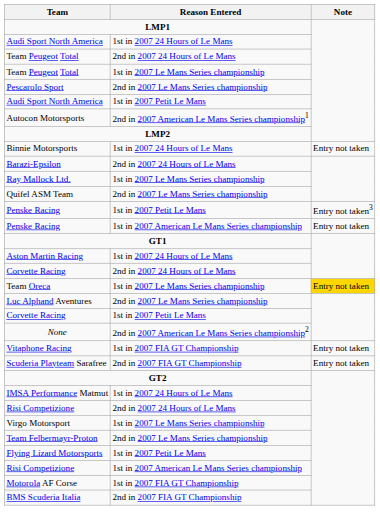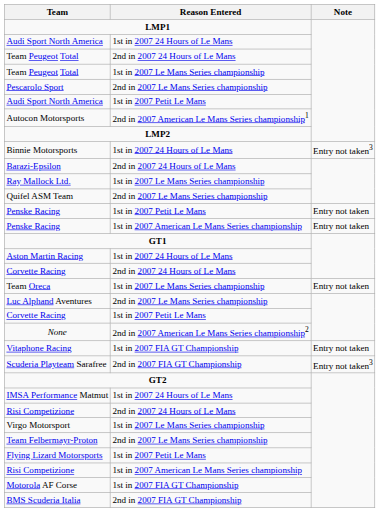(341, 149) Entry not taken -> (343, 150) Entry not taken3
(343, 210) Entry not taken3 -> (341, 211) Entry not taken
(341, 286) gold background -> (341, 286) no background
(341, 363) Entry not taken -> (343, 364) Entry not taken3
